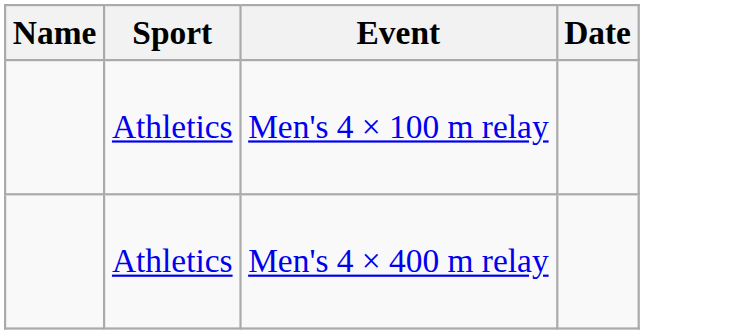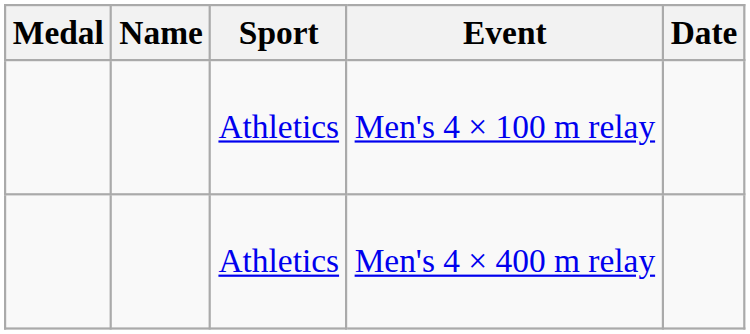+ column: (58, 32)
